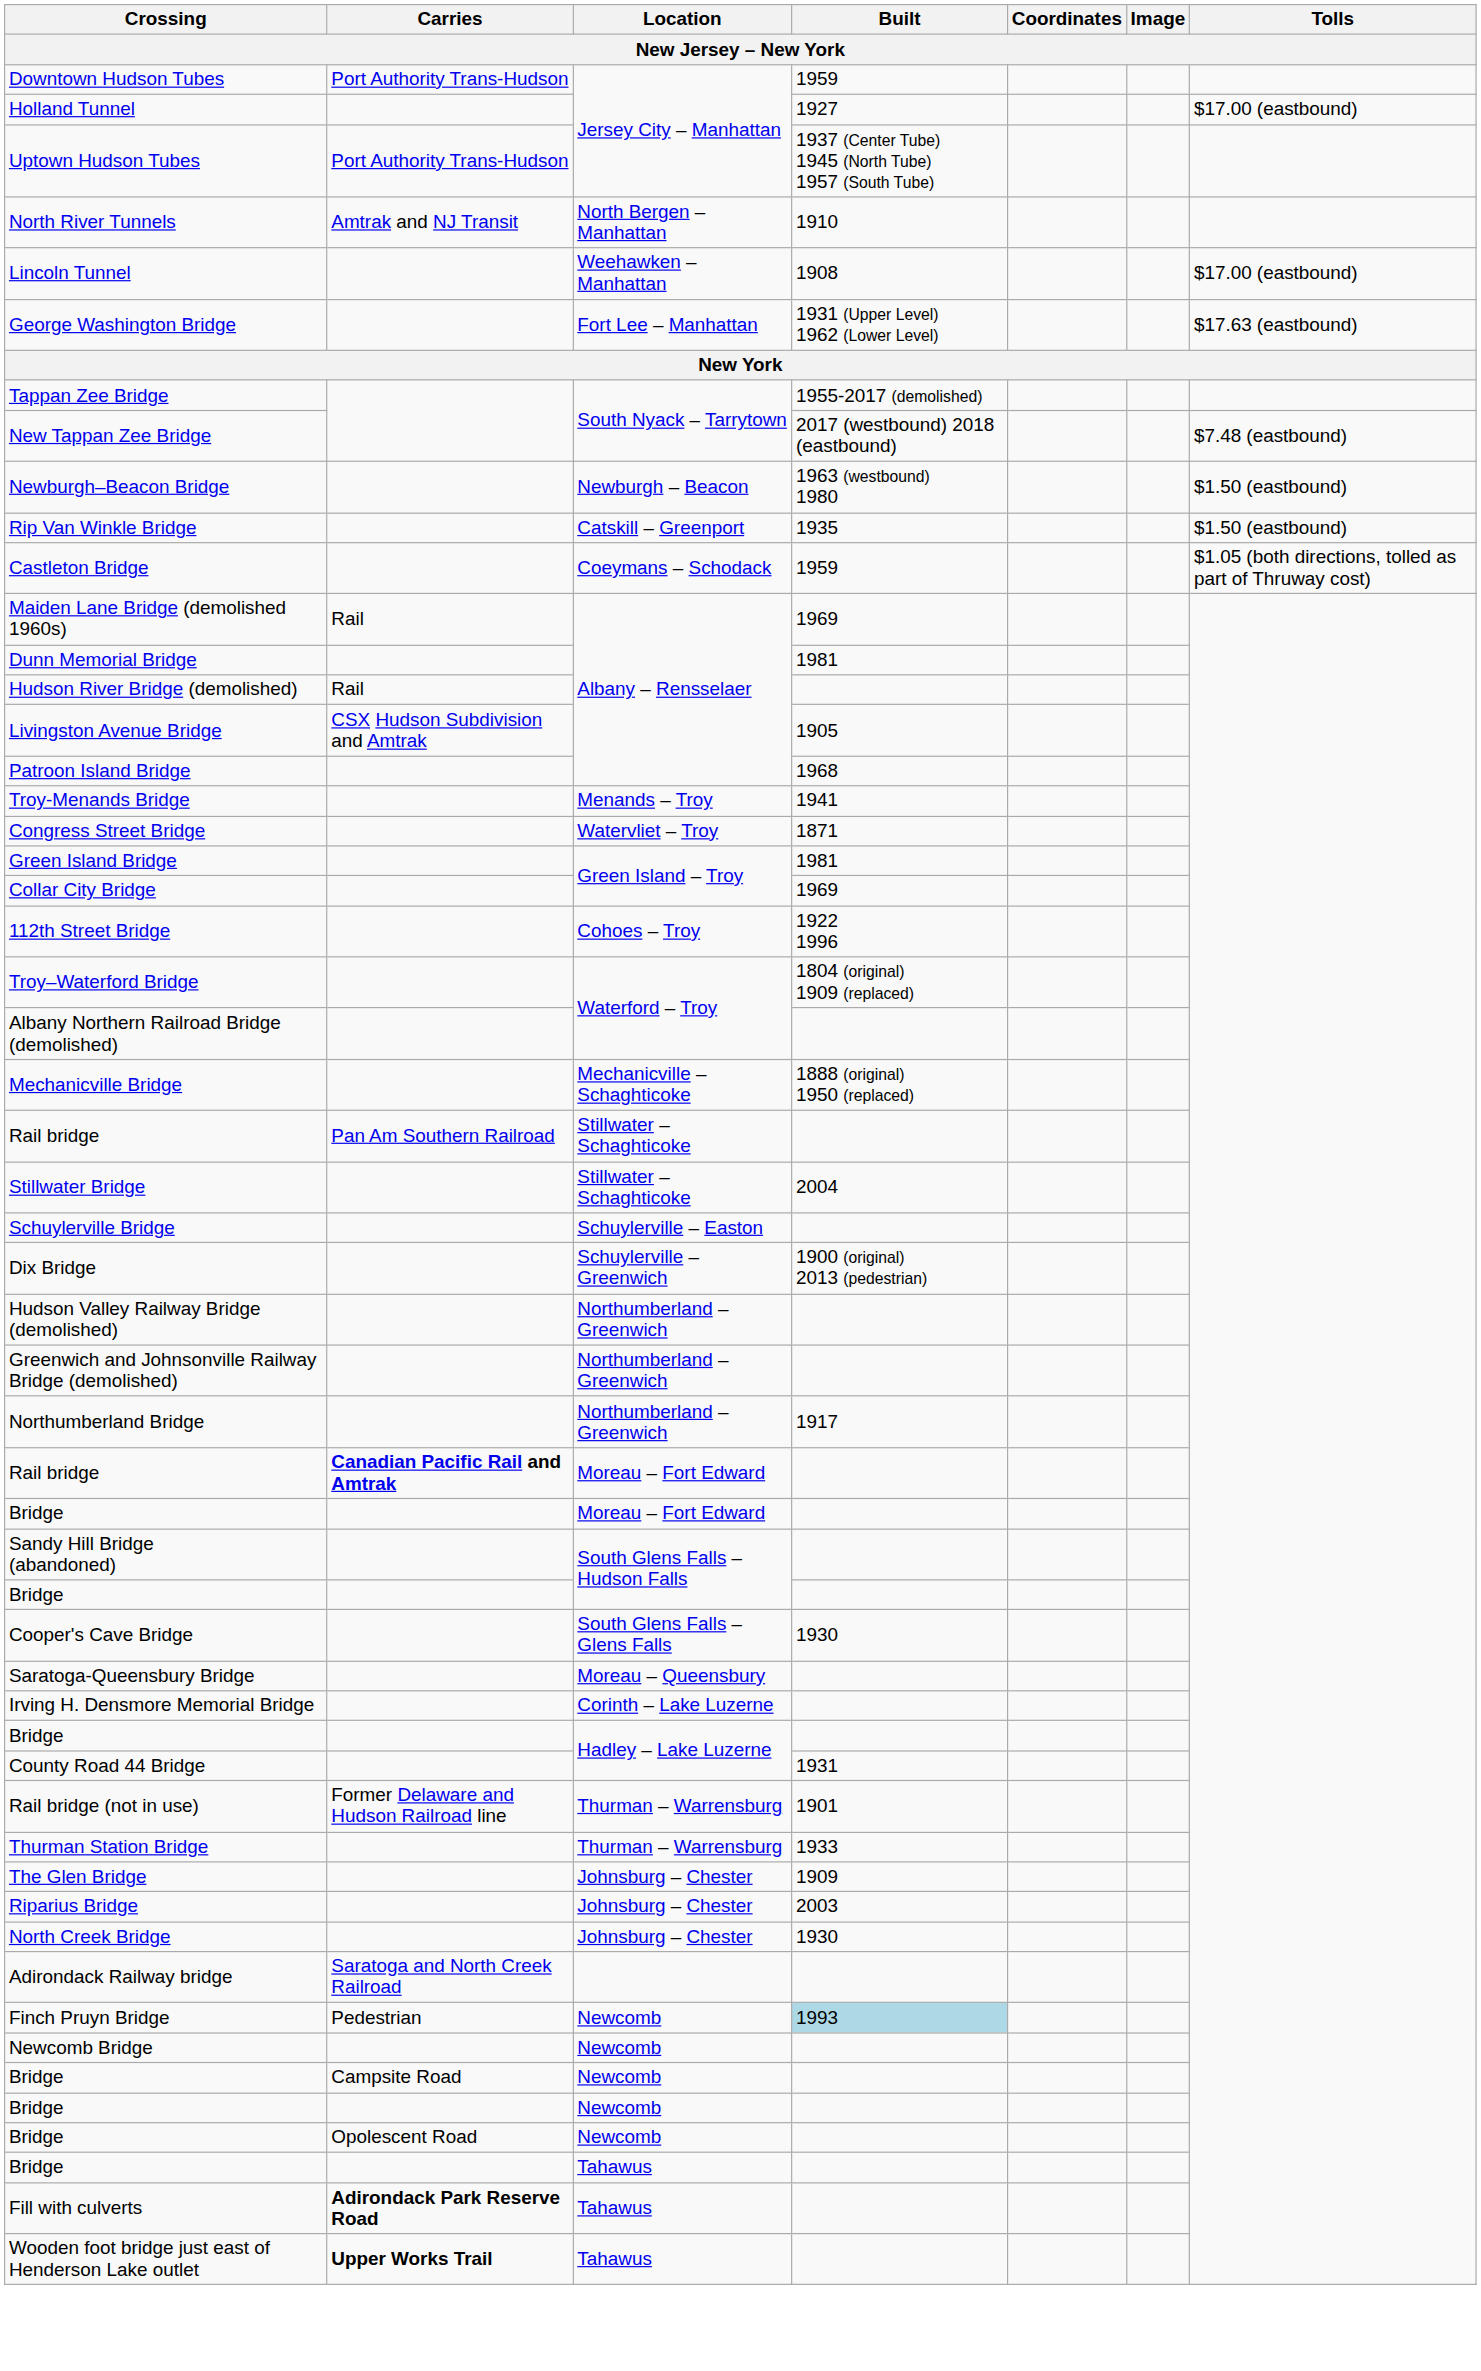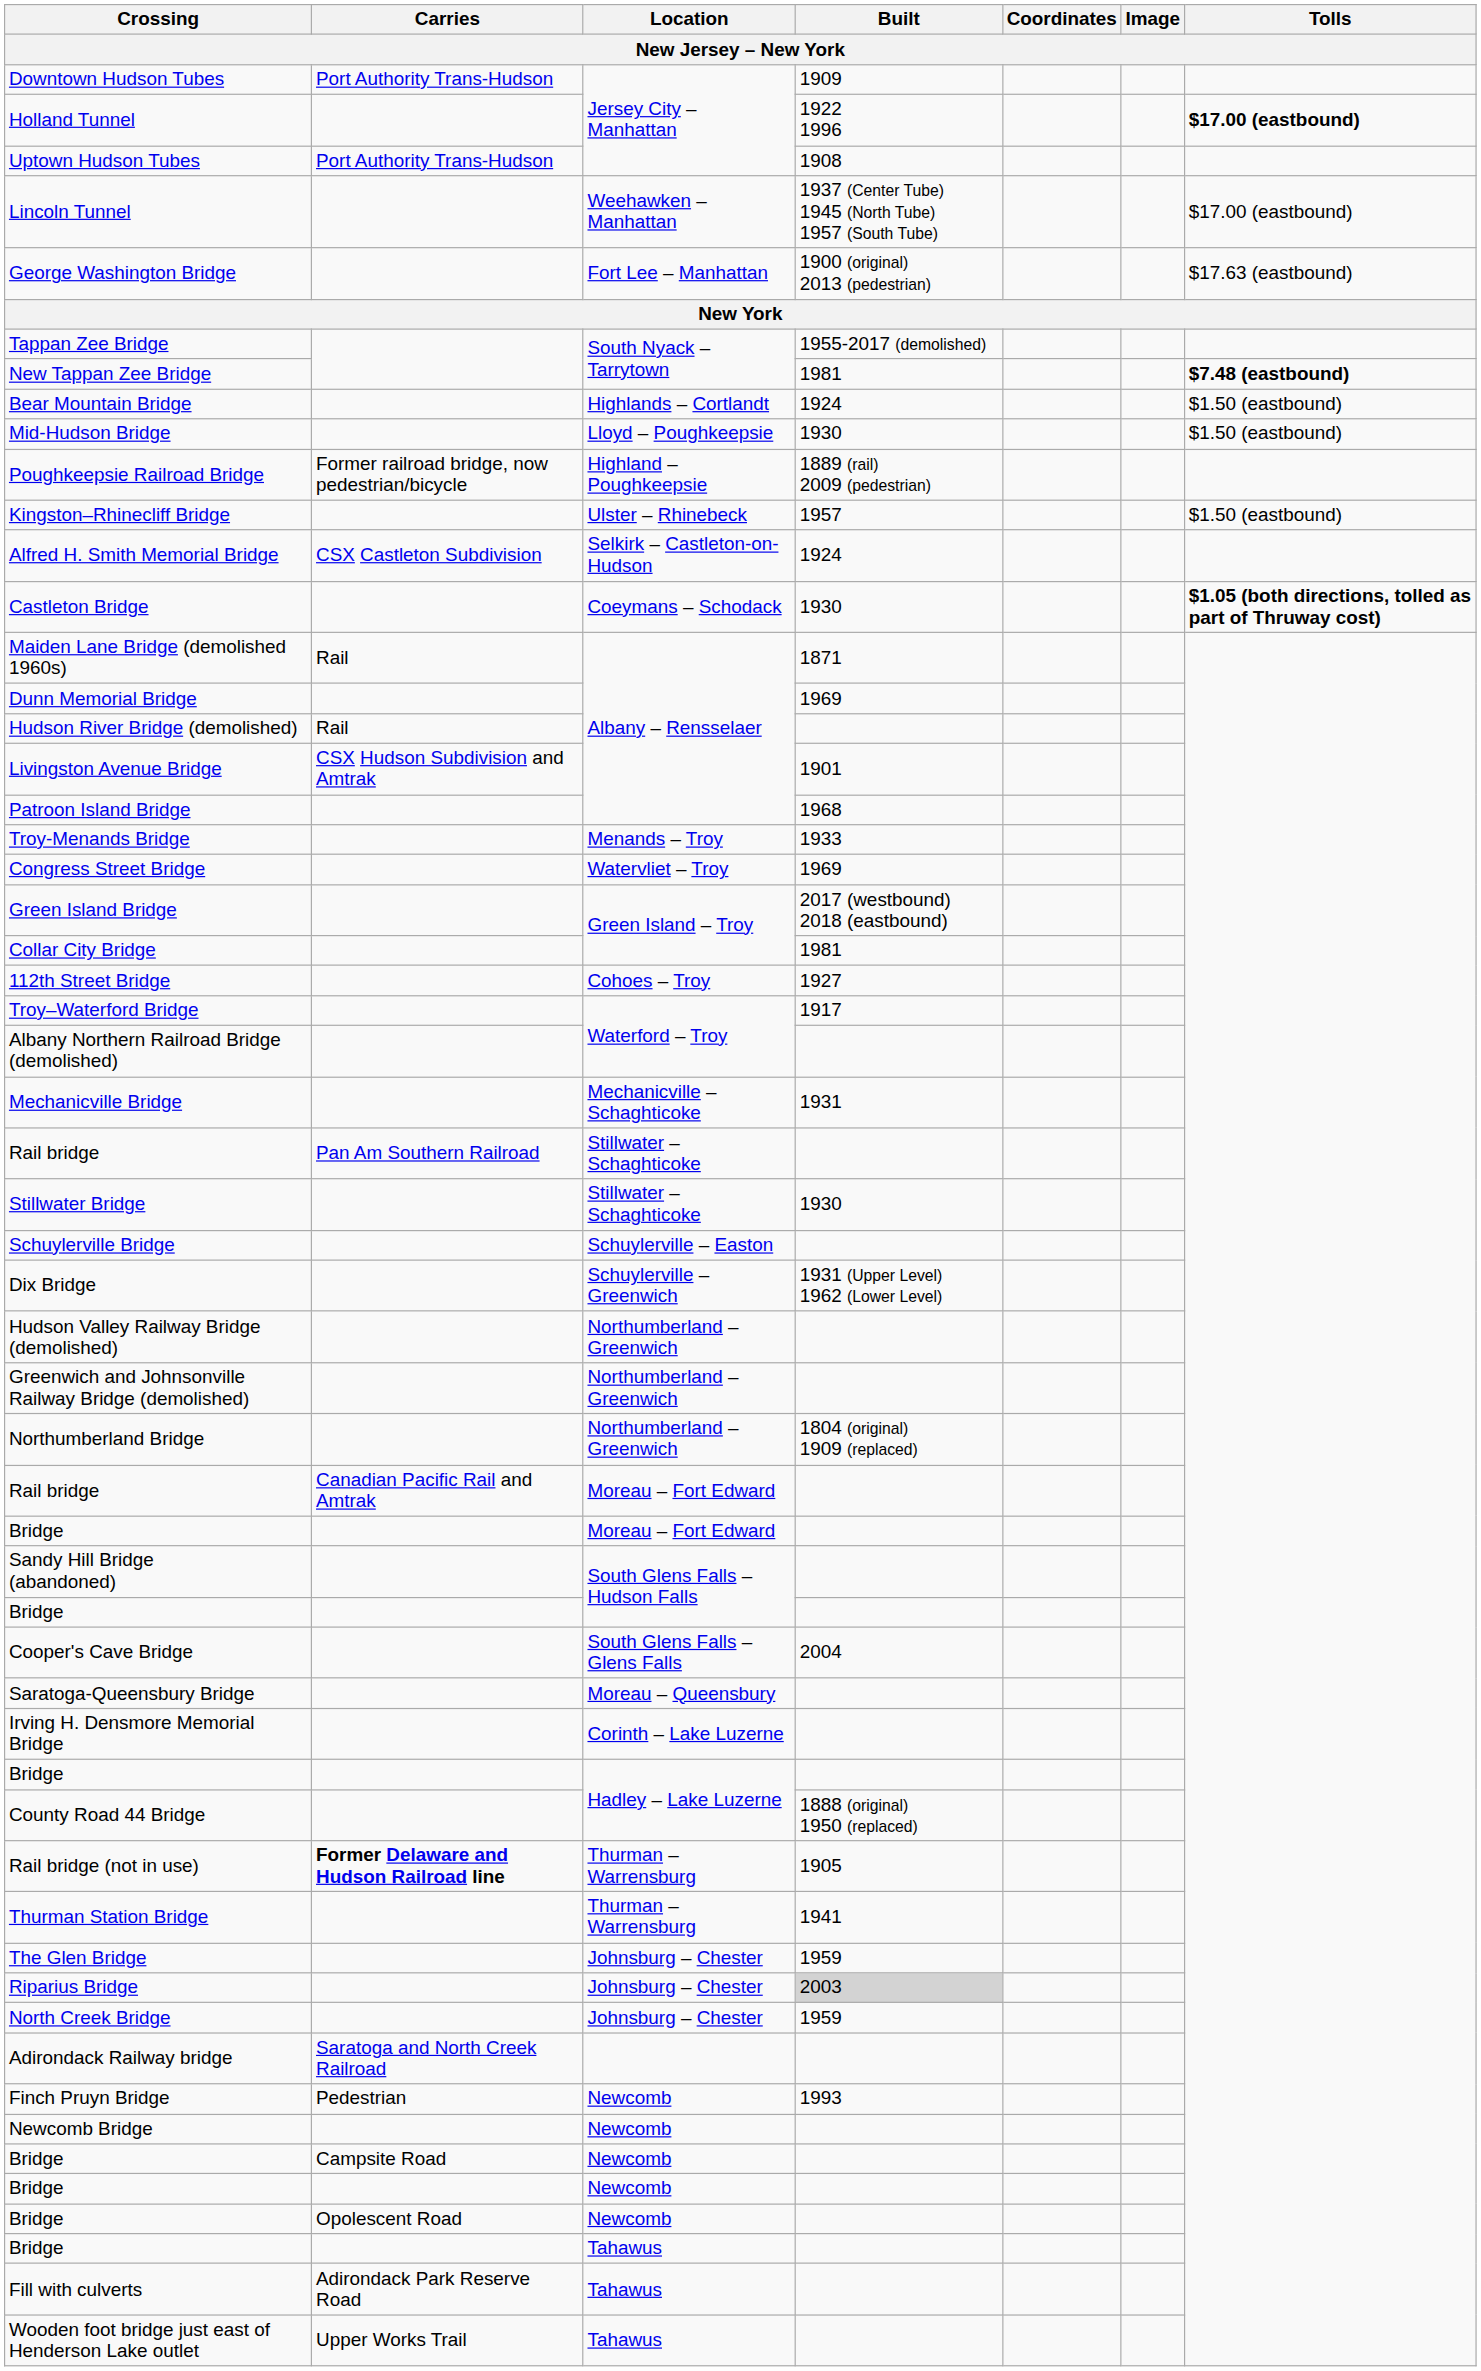(817, 79) 1959 -> (821, 79) 1909
(817, 109) 1927 -> (821, 119) 1922 1996
(1276, 109) normal -> (1274, 119) bold
(868, 160) 1937 (Center Tube) 1945 (North Tube) 1957 (South Tube) -> (821, 160) 1908
- row: (92, 222)
(817, 273) 1908 -> (872, 211) 1937 (Center Tube) 1945 (North Tube) 1957 (South Tube)
(867, 324) 1931 (Upper Level) 1962 (Lower Level) -> (865, 273) 1900 (original) 2013 (pedestrian)
(895, 435) 2017 (westbound) 2018 (eastbound) -> (821, 373) 1981
(1271, 435) normal -> (1269, 373) bold
+ row: (100, 403)
- row: (119, 486)
+ row: (90, 433)
+ row: (136, 474)
+ row: (119, 514)
- row: (103, 527)
+ row: (144, 555)
(817, 568) 1959 -> (821, 606) 1930
(1325, 568) normal -> (1330, 606) bold
(817, 619) 1969 -> (821, 657) 1871
(817, 659) 1981 -> (821, 698) 1969
(817, 730) 1905 -> (821, 768) 1901
(817, 800) 1941 -> (821, 839) 1933
(817, 830) 1871 -> (821, 869) 1969
(817, 860) 1981 -> (875, 909) 2017 (westbound) 2018 (eastbound)
(817, 890) 1969 -> (821, 950) 1981
(817, 931) 1922 1996 -> (821, 980) 1927
(855, 982) 1804 (original) 1909 (replaced) -> (821, 1010) 1917
(855, 1084) 1888 (original) 1950 (replaced) -> (821, 1102) 1931
(817, 1187) 2004 -> (821, 1204) 1930
(862, 1268) 1900 (original) 2013 (pedestrian) -> (871, 1285) 1931 (Upper Level) 1962 (Lower Level)
(817, 1421) 1917 -> (859, 1439) 1804 (original) 1909 (replaced)
(446, 1472) bold -> (424, 1490) normal
(817, 1635) 1930 -> (821, 1652) 2004
(817, 1765) 1931 -> (859, 1814) 1888 (original) 1950 (replaced)
(423, 1806) normal -> (412, 1866) bold
(817, 1806) 1901 -> (821, 1866) 1905
(817, 1846) 1933 -> (821, 1917) 1941
(817, 1876) 1909 -> (821, 1957) 1959
(817, 1906) no background -> (821, 1987) lightgrey background
(817, 1936) 1930 -> (821, 2017) 1959
(817, 2017) lightblue background -> (821, 2098) no background
(446, 2207) bold -> (423, 2289) normal
(412, 2259) bold -> (391, 2340) normal
